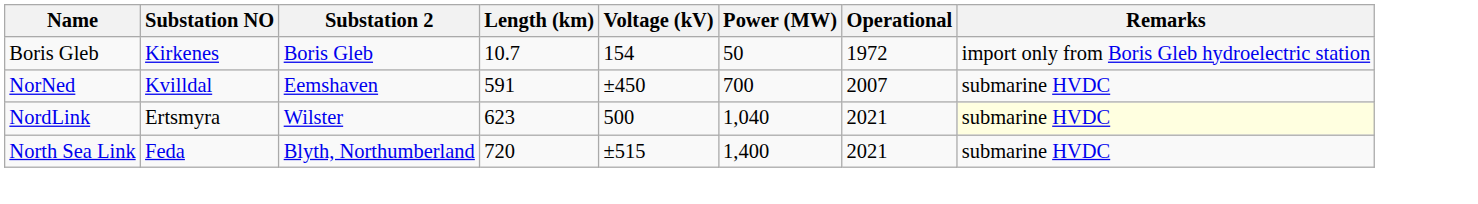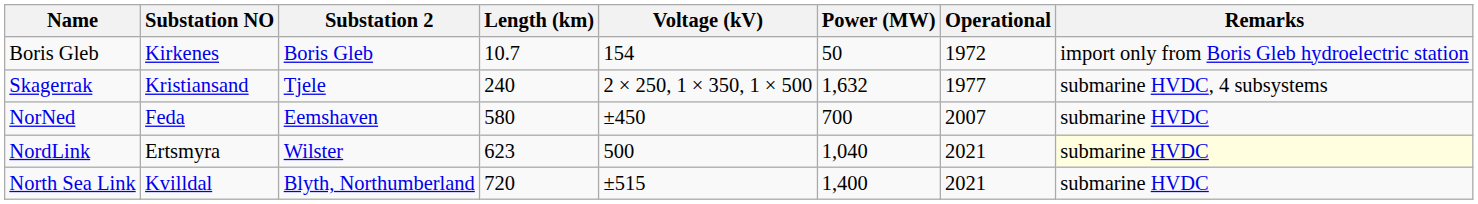+ row: (51, 85)
(179, 85) Kvilldal -> (165, 118) Feda
(500, 85) 591 -> (500, 118) 580
(165, 150) Feda -> (179, 183) Kvilldal
